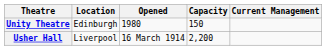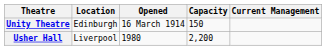(131, 25) 1980 -> (153, 25) 16 March 1914
(153, 39) 16 March 1914 -> (131, 39) 1980
